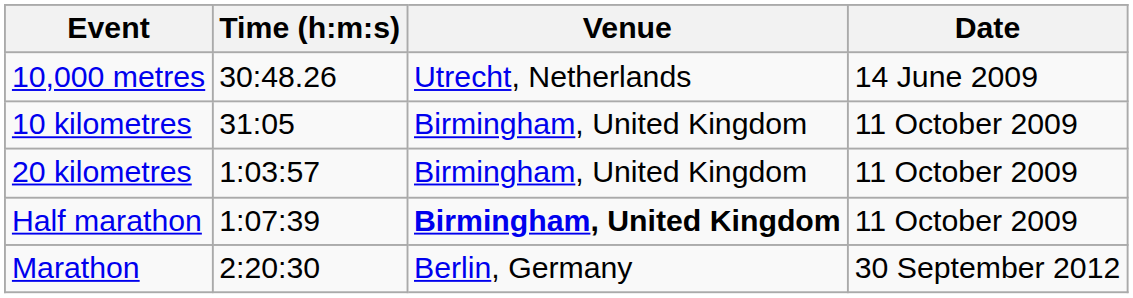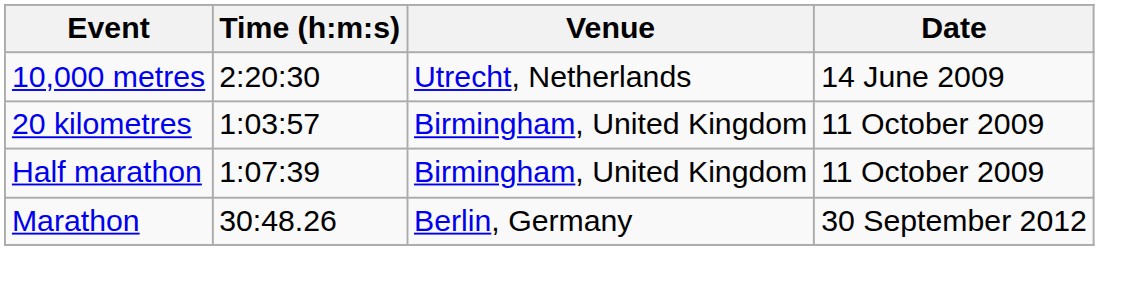(278, 76) 30:48.26 -> (270, 76) 2:20:30
- row: (102, 124)
(627, 220) bold -> (611, 172) normal
(270, 268) 2:20:30 -> (278, 220) 30:48.26
